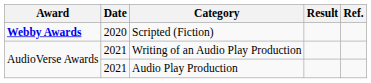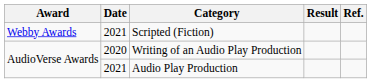(44, 31) bold -> (42, 31) normal
(115, 31) 2020 -> (115, 31) 2021
(115, 50) 2021 -> (115, 50) 2020
